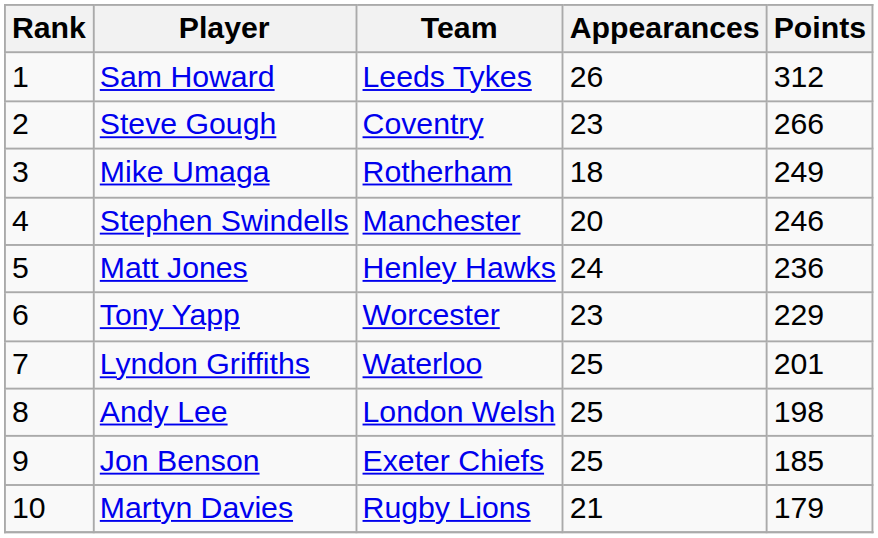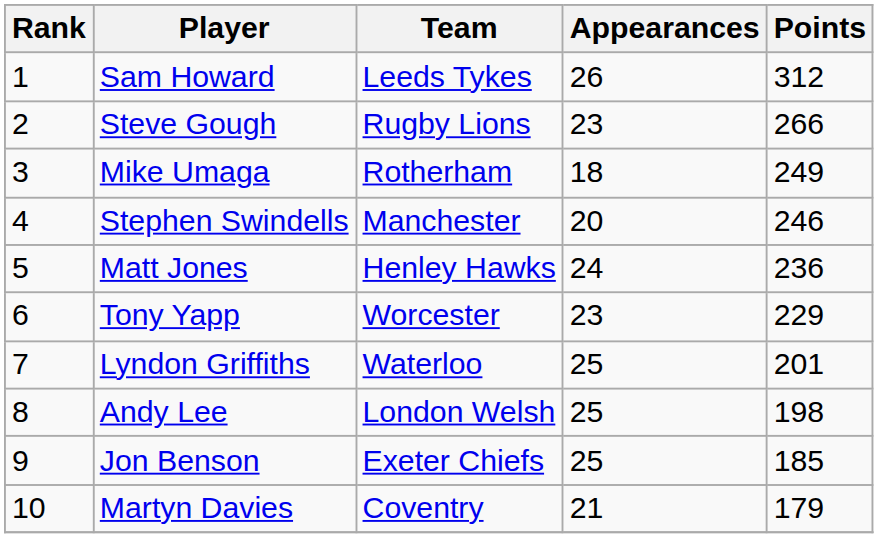(423, 124) Coventry -> (447, 124) Rugby Lions
(447, 508) Rugby Lions -> (423, 508) Coventry
